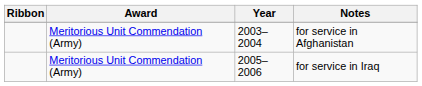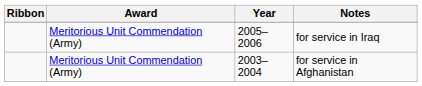rows swapped: (327, 37) <-> (338, 66)
